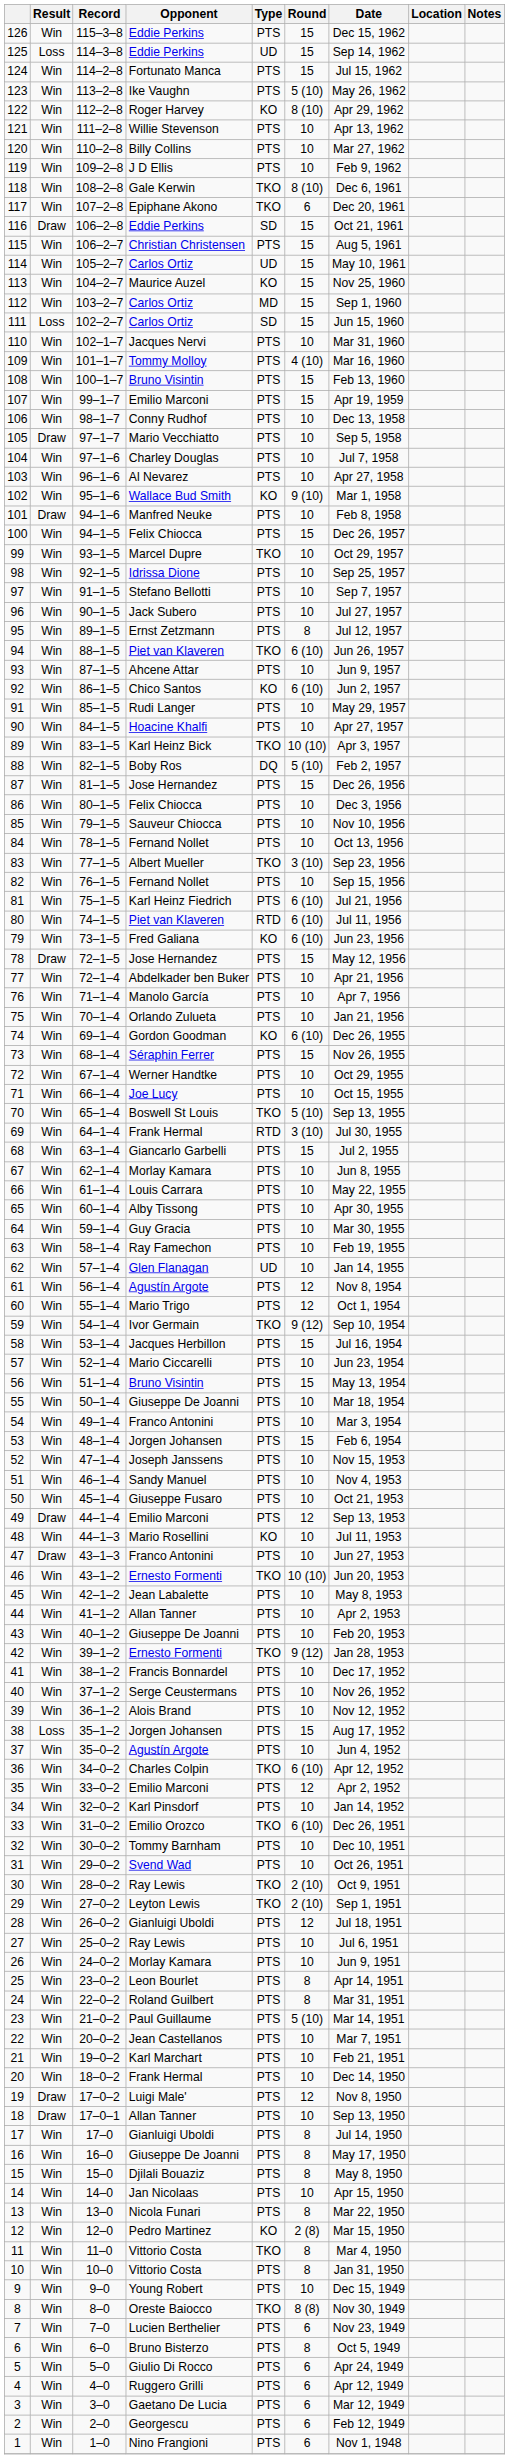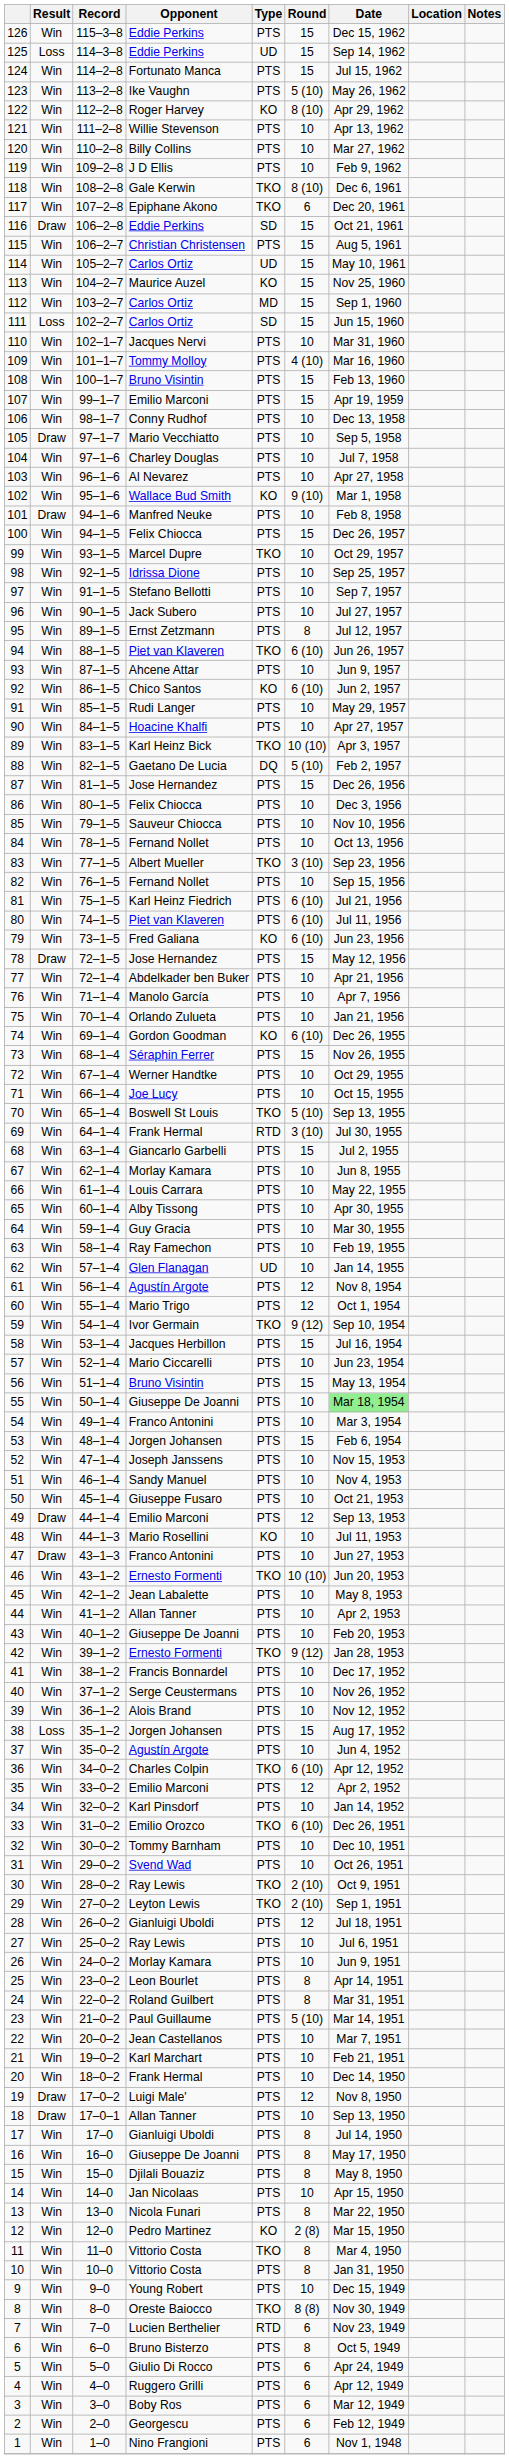(155, 766) Boby Ros -> (178, 766) Gaetano De Lucia
(268, 920) RTD -> (268, 920) PTS
(369, 1402) no background -> (369, 1402) lightgreen background
(268, 2328) PTS -> (268, 2328) RTD
(178, 2405) Gaetano De Lucia -> (155, 2405) Boby Ros
